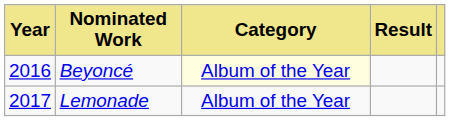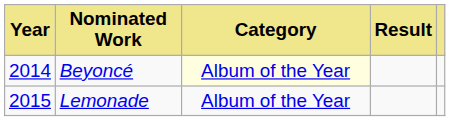(30, 70) 2016 -> (30, 70) 2014
(30, 100) 2017 -> (30, 100) 2015
